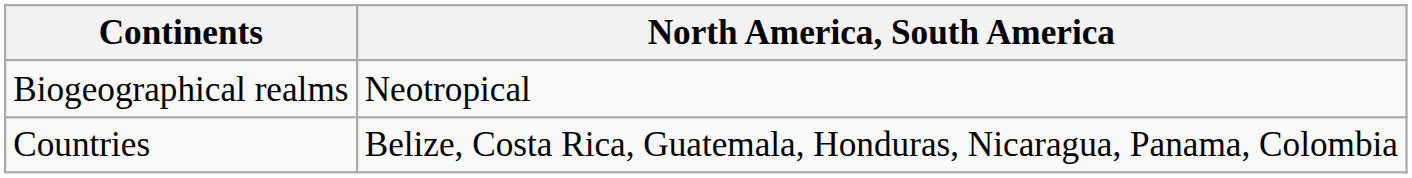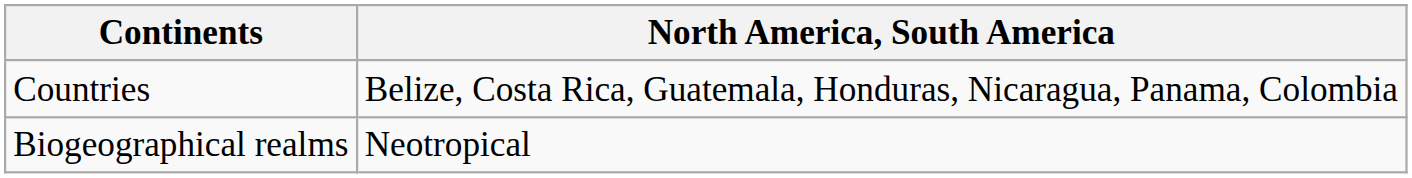rows swapped: (82, 144) <-> (181, 88)
